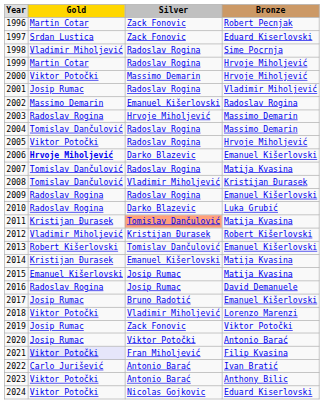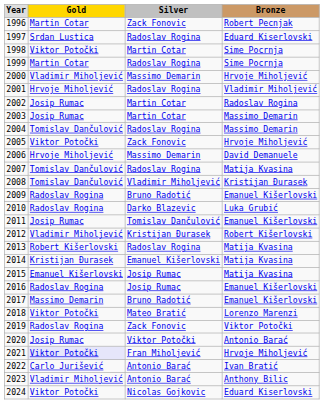(156, 38) Zack Fonovic -> (164, 38) Radoslav Rogina
(76, 51) Vladimir Miholjević -> (64, 51) Viktor Potočki
(164, 51) Radoslav Rogina -> (156, 51) Martin Cotar
(266, 64) Hrvoje Miholjević -> (253, 64) Sime Pocrnja
(64, 77) Viktor Potočki -> (76, 77) Vladimir Miholjević
(57, 90) Josip Rumac -> (72, 90) Hrvoje Miholjević
(67, 103) Massimo Demarin -> (57, 103) Josip Rumac
(174, 103) Emanuel Kišerlovski -> (156, 103) Martin Cotar
(67, 117) Radoslav Rogina -> (57, 117) Josip Rumac
(169, 117) Hrvoje Miholjević -> (156, 117) Martin Cotar
(164, 143) Radoslav Rogina -> (156, 143) Zack Fonovic
(72, 156) bold -> (72, 156) normal
(161, 156) Darko Blazevic -> (164, 156) Massimo Demarin
(271, 156) Emanuel Kišerlovski -> (261, 156) David Demanuele
(164, 195) Radoslav Rogina -> (159, 195) Bruno Radotić
(72, 222) Kristijan Đurasek -> (57, 222) Josip Rumac
(174, 222) lightsalmon background -> (174, 222) no background
(258, 222) Matija Kvasina -> (271, 222) Emanuel Kišerlovski
(174, 248) Tomislav Dančulović -> (164, 248) Radoslav Rogina
(271, 248) Emanuel Kišerlovski -> (258, 248) Matija Kvasina
(261, 288) David Demanuele -> (271, 288) Emanuel Kišerlovski
(57, 301) Josip Rumac -> (67, 301) Massimo Demarin
(174, 314) Vladimir Miholjević -> (156, 314) Mateo Bratić
(57, 327) Josip Rumac -> (67, 327) Radoslav Rogina
(256, 353) Filip Kvasina -> (266, 353) Hrvoje Miholjević
(64, 380) Viktor Potočki -> (76, 380) Vladimir Miholjević
